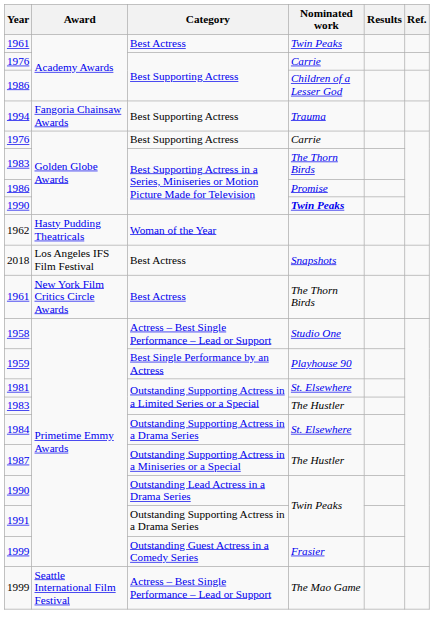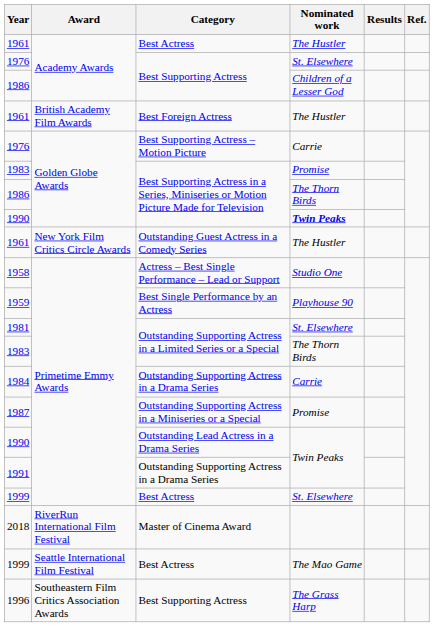(316, 43) Twin Peaks -> (319, 43) The Hustler
(306, 61) Carrie -> (322, 61) St. Elsewhere
+ row: (18, 115)
- row: (18, 115)
(184, 139) Best Supporting Actress -> (197, 146) Best Supporting Actress – Motion Picture
(314, 164) The Thorn Birds -> (311, 170) Promise
(309, 188) Promise -> (316, 194) The Thorn Birds
- row: (18, 229)
- row: (18, 260)
(158, 296) Best Actress -> (208, 242) Outstanding Guest Actress in a Comedy Series
(314, 296) The Thorn Birds -> (319, 242) The Hustler
(317, 405) The Hustler -> (316, 351) The Thorn Birds
(321, 429) St. Elsewhere -> (307, 381) Carrie
(317, 460) The Hustler -> (311, 412) Promise
(199, 551) Outstanding Guest Actress in a Comedy Series -> (166, 496) Best Actress
(308, 551) Frasier -> (322, 496) St. Elsewhere
+ row: (18, 527)
(201, 587) Actress – Best Single Performance – Lead or Support -> (166, 563) Best Actress
+ row: (18, 600)
